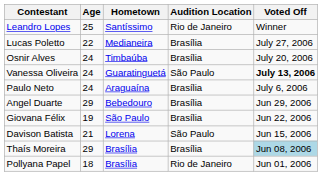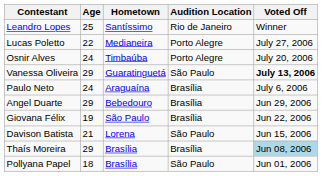(186, 42) Brasília -> (197, 42) Porto Alegre
(186, 58) Brasília -> (197, 58) Porto Alegre
(88, 73) 24 -> (88, 73) 29
(201, 164) Rio de Janeiro -> (192, 164) São Paulo
